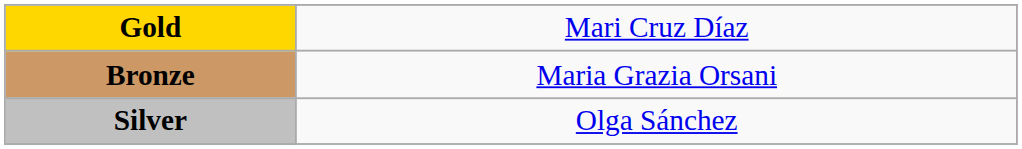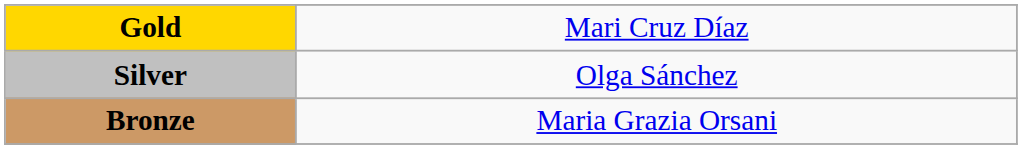rows swapped: (150, 120) <-> (150, 74)
